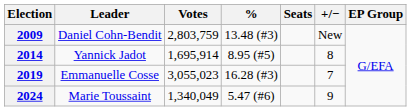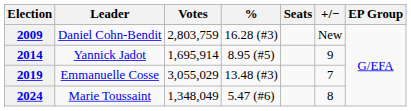(251, 34) 13.48 (#3) -> (251, 34) 16.28 (#3)
(330, 55) 8 -> (330, 55) 9
(193, 75) 3,055,023 -> (193, 75) 3,055,029
(251, 75) 16.28 (#3) -> (251, 75) 13.48 (#3)
(193, 95) 1,340,049 -> (193, 95) 1,348,049
(330, 95) 9 -> (330, 95) 8
